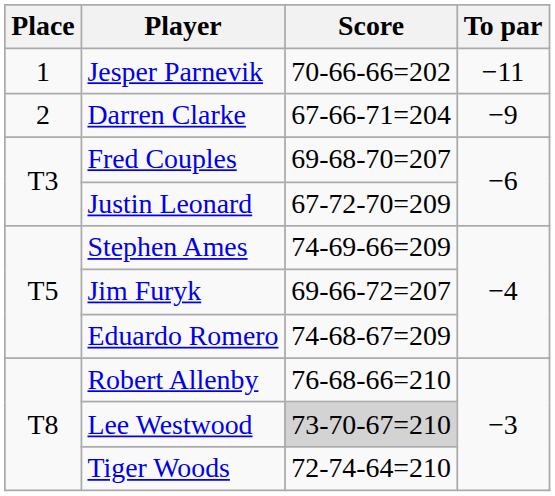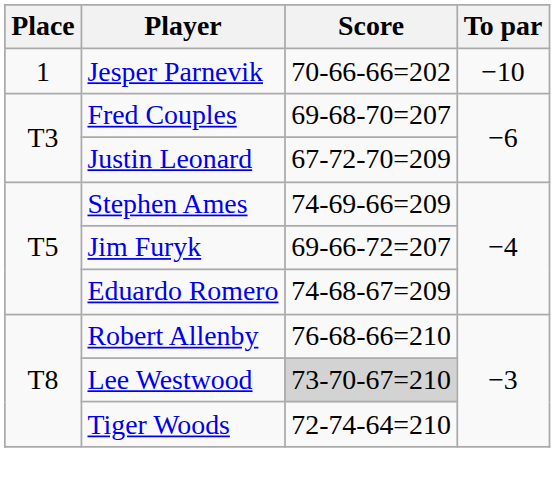(503, 70) −11 -> (503, 70) −10
- row: (167, 114)
